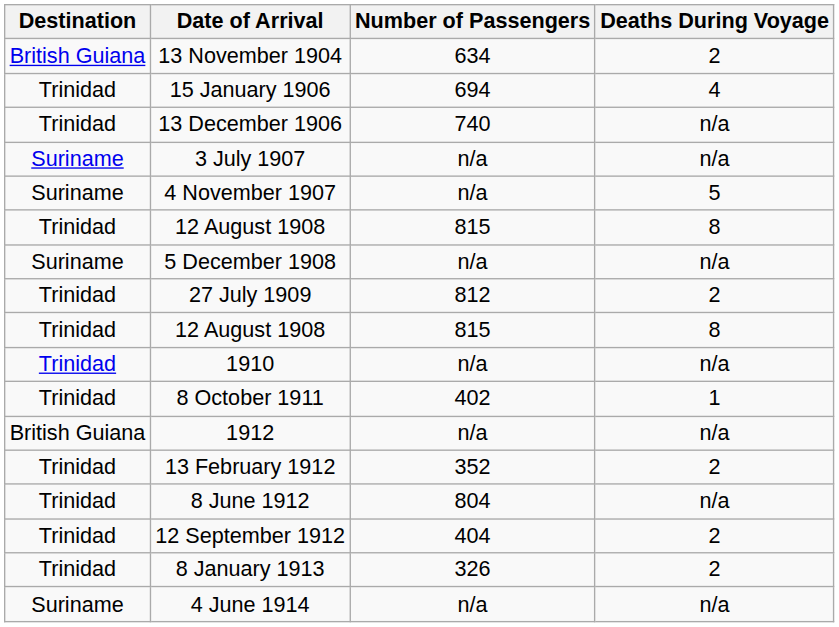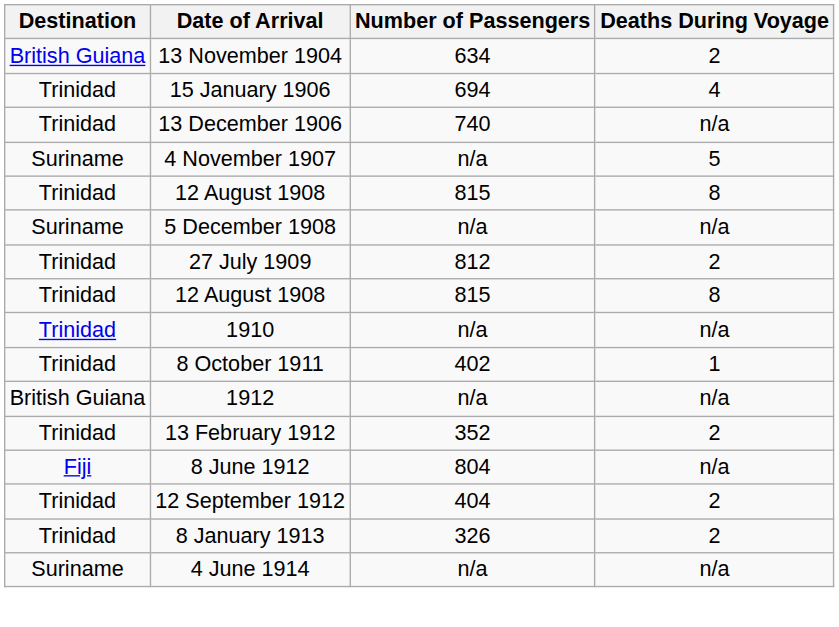- row: (250, 158)
(77, 501) Trinidad -> (77, 466) Fiji
